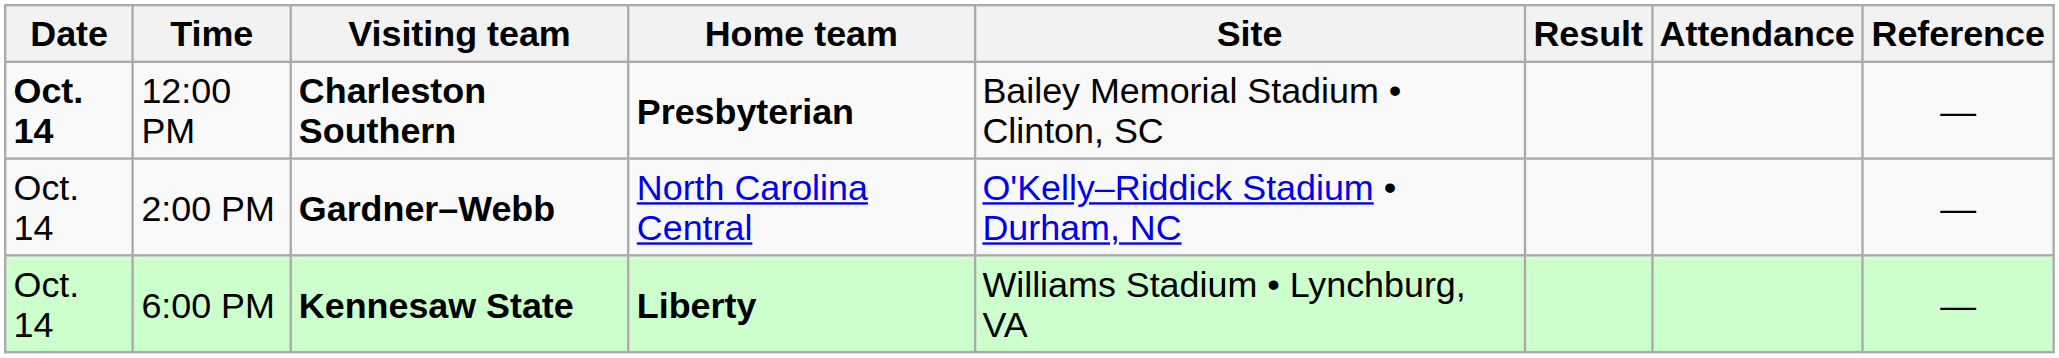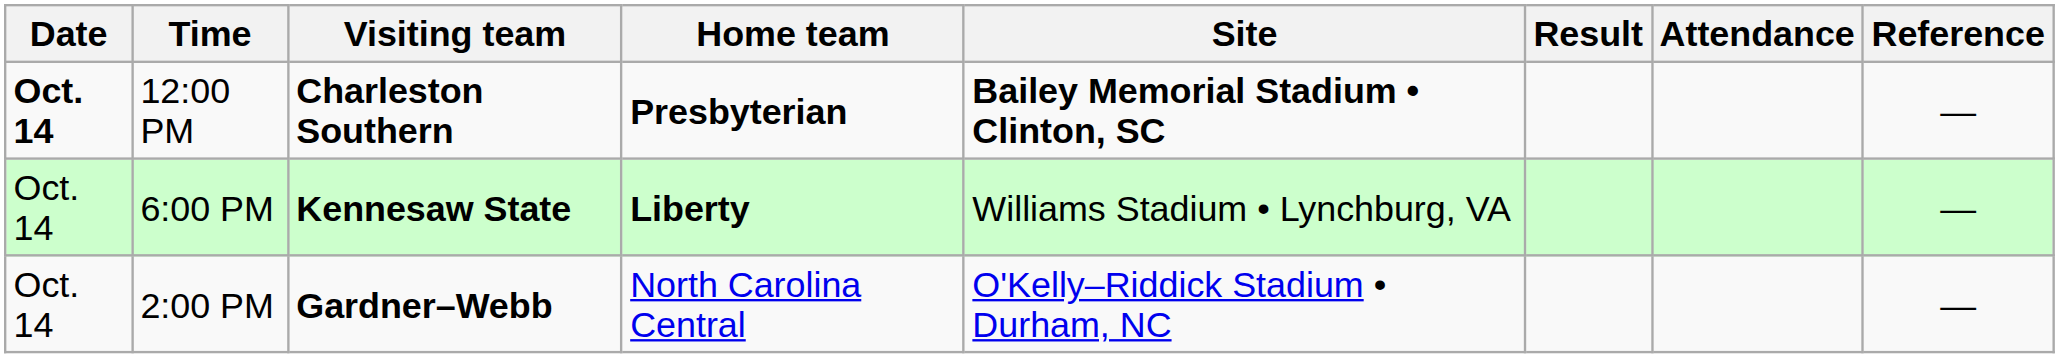(1192, 111) normal -> (1196, 111) bold
rows swapped: (208, 208) <-> (208, 304)
